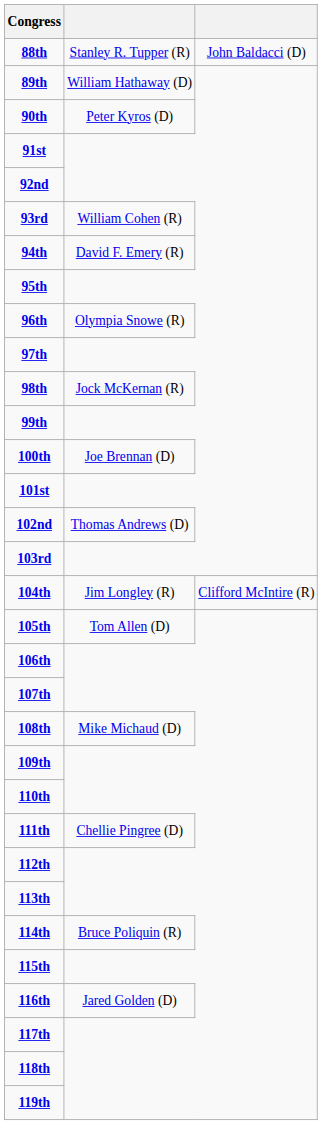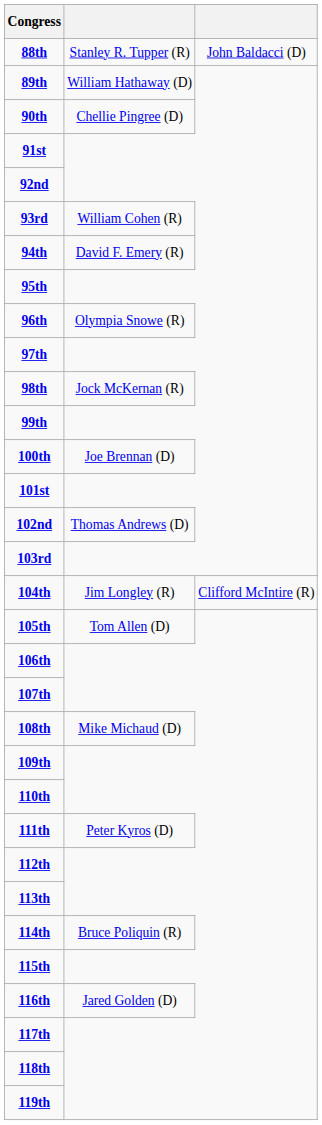(130, 116) Peter Kyros (D) -> (130, 116) Chellie Pingree (D)
(130, 830) Chellie Pingree (D) -> (130, 830) Peter Kyros (D)
